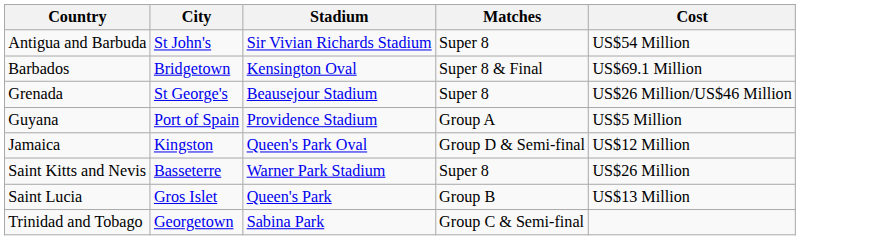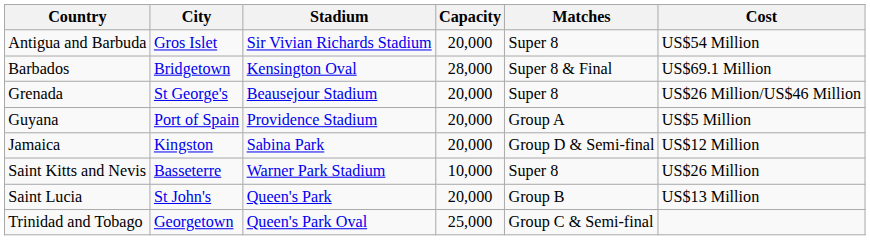+ column: (470, 17)
(183, 42) St John's -> (186, 42) Gros Islet
(307, 145) Queen's Park Oval -> (285, 145) Sabina Park
(186, 196) Gros Islet -> (183, 196) St John's
(285, 222) Sabina Park -> (307, 222) Queen's Park Oval
